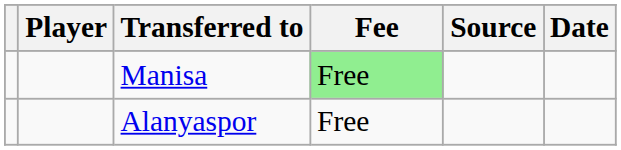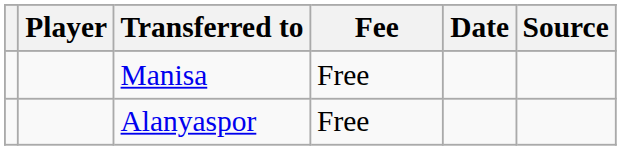columns swapped: (579, 27) <-> (493, 27)
(343, 74) lightgreen background -> (343, 74) no background
